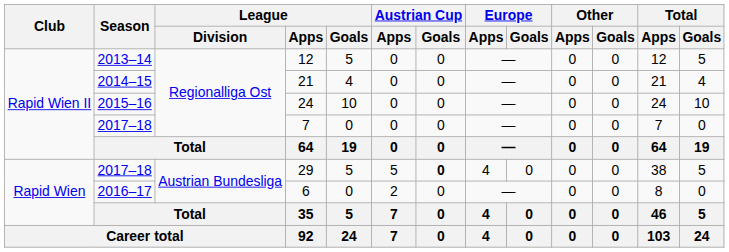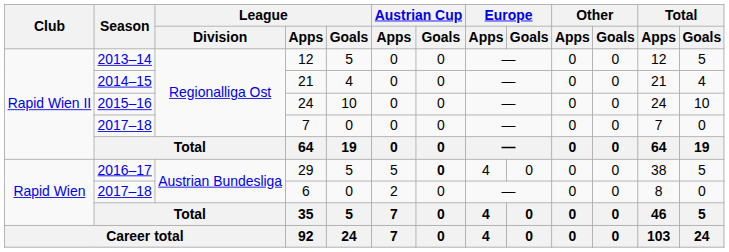(125, 170) 2017–18 -> (125, 170) 2016–17
(125, 192) 2016–17 -> (125, 192) 2017–18
